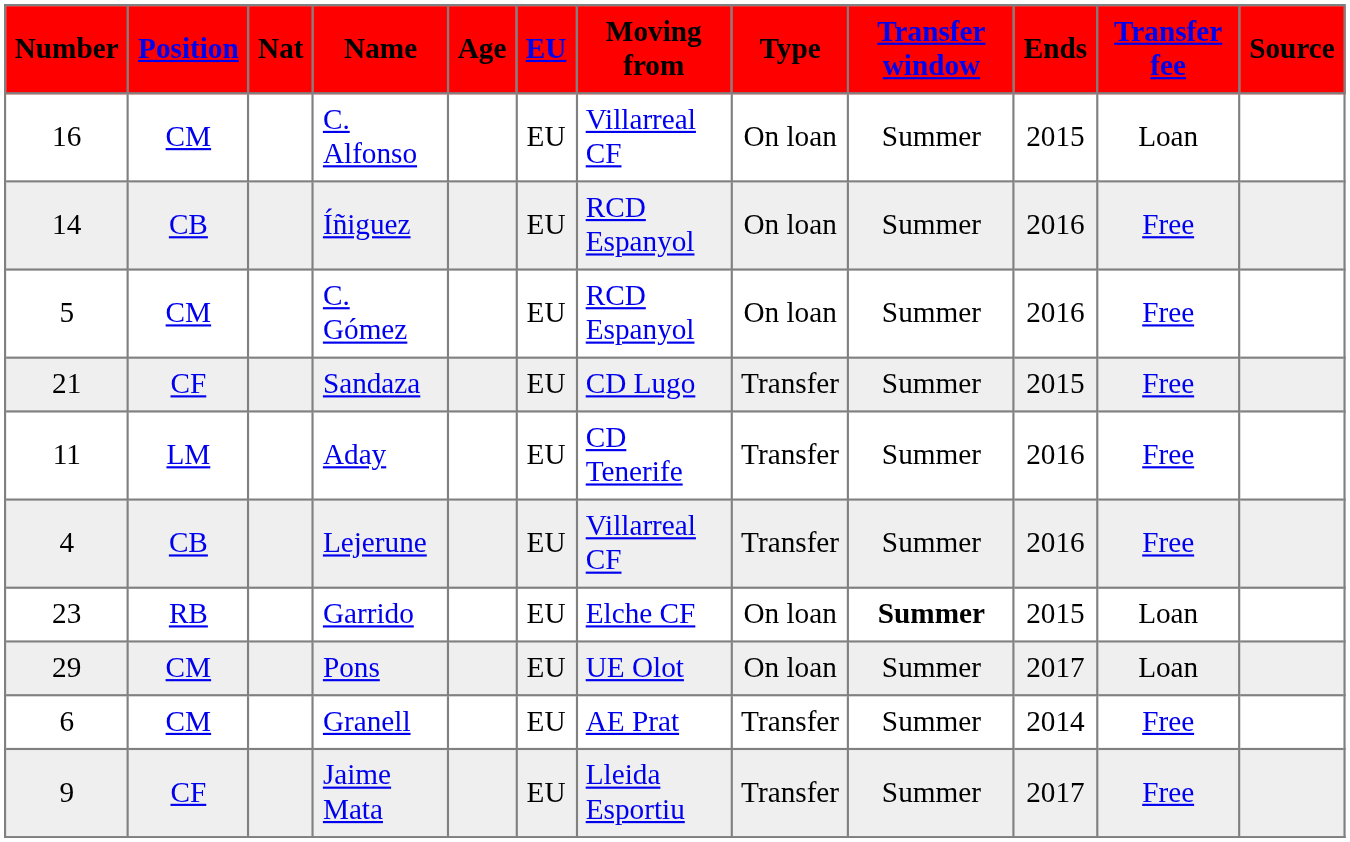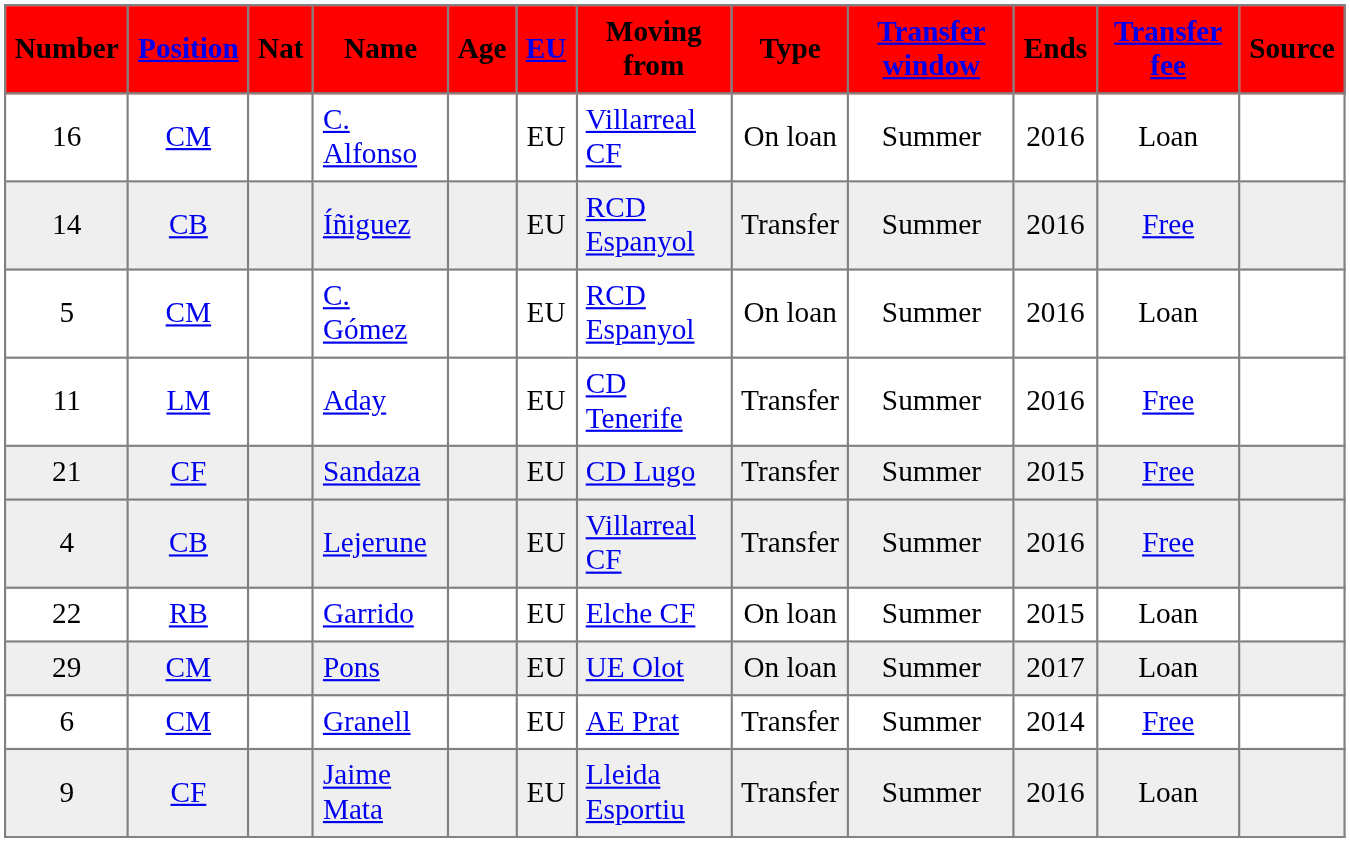(1055, 136) 2015 -> (1055, 136) 2016
(790, 224) On loan -> (790, 224) Transfer
(1168, 313) Free -> (1168, 313) Loan
rows swapped: (372, 383) <-> (355, 454)
(67, 614) 23 -> (67, 614) 22
(931, 614) bold -> (931, 614) normal
(1055, 792) 2017 -> (1055, 792) 2016
(1168, 792) Free -> (1168, 792) Loan
